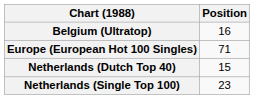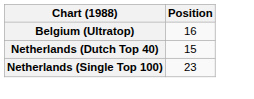- row: (102, 49)
